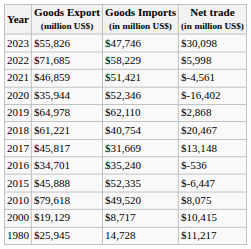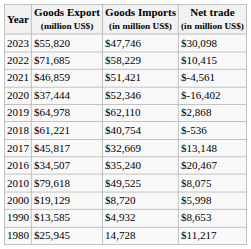(52, 43) $55,826 -> (52, 43) $55,820
(196, 60) $5,998 -> (199, 60) $10,415
(52, 95) $35,944 -> (52, 95) $37,444
(199, 130) $20,467 -> (194, 130) $-536
(123, 148) $31,669 -> (123, 148) $32,669
(52, 165) $34,701 -> (52, 165) $34,507
(194, 165) $-536 -> (199, 165) $20,467
- row: (18, 183)
(123, 200) $49,520 -> (123, 183) $49,525
(120, 218) $8,717 -> (120, 200) $8,720
(199, 218) $10,415 -> (196, 200) $5,998
+ row: (18, 218)
